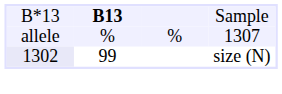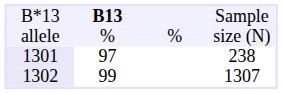(242, 36) 1307 -> (242, 36) size (N)
+ row: (40, 56)
(242, 56) size (N) -> (242, 76) 1307
